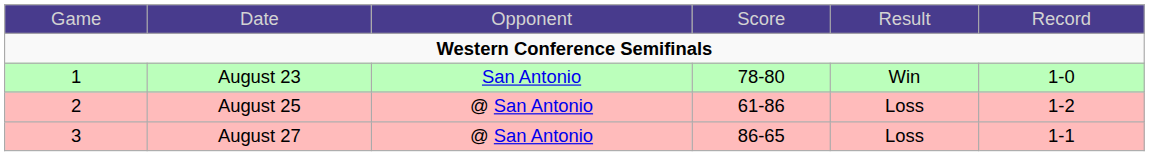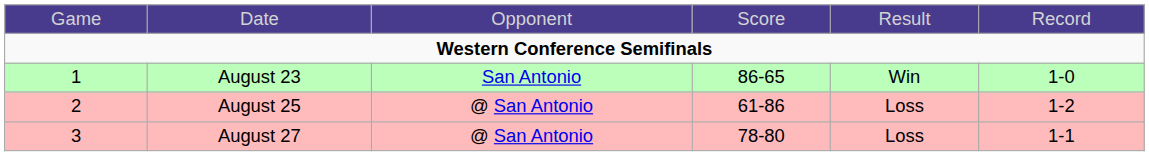(761, 77) 78-80 -> (761, 77) 86-65
(761, 135) 86-65 -> (761, 135) 78-80
